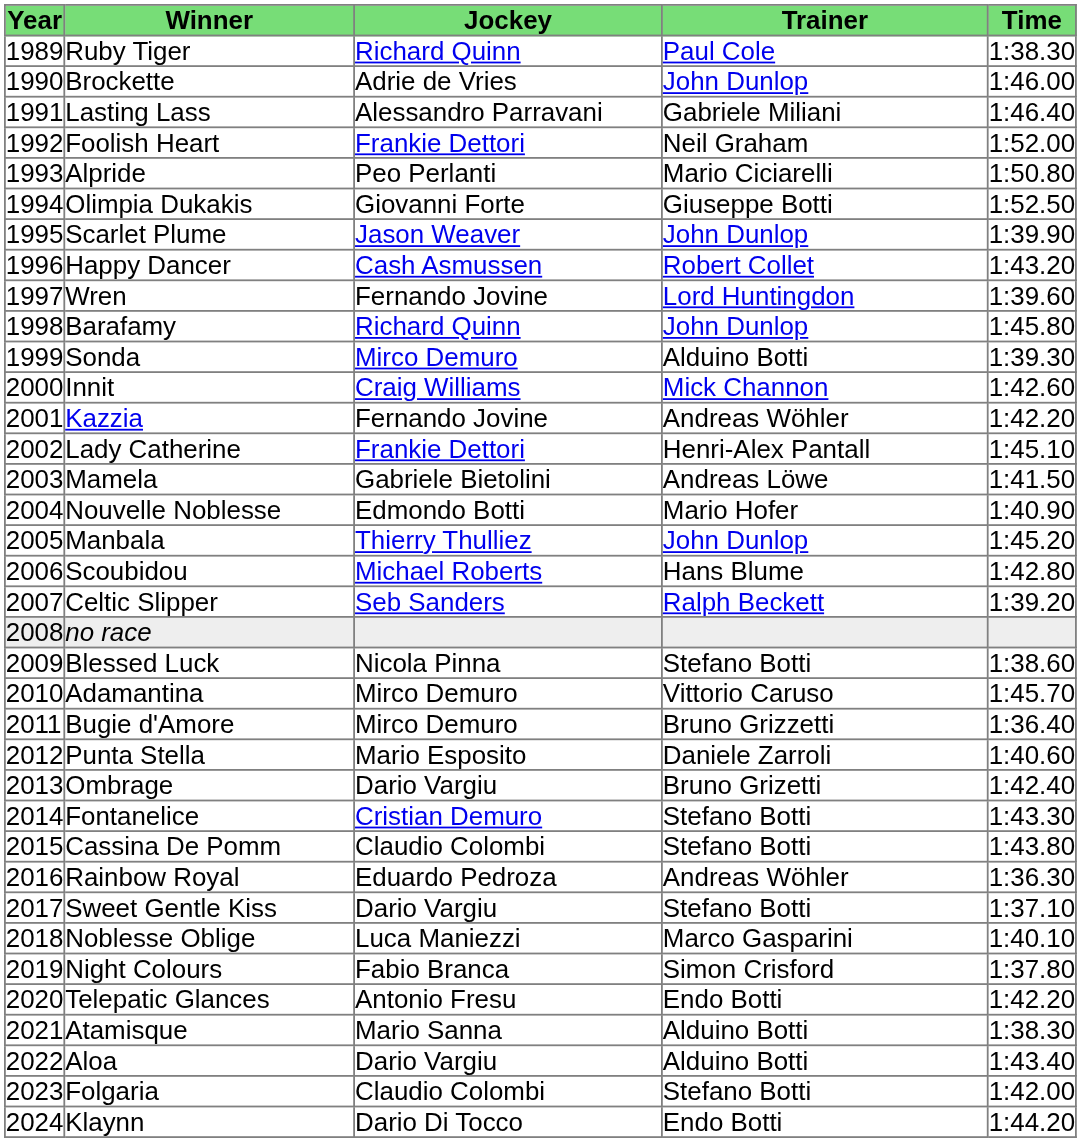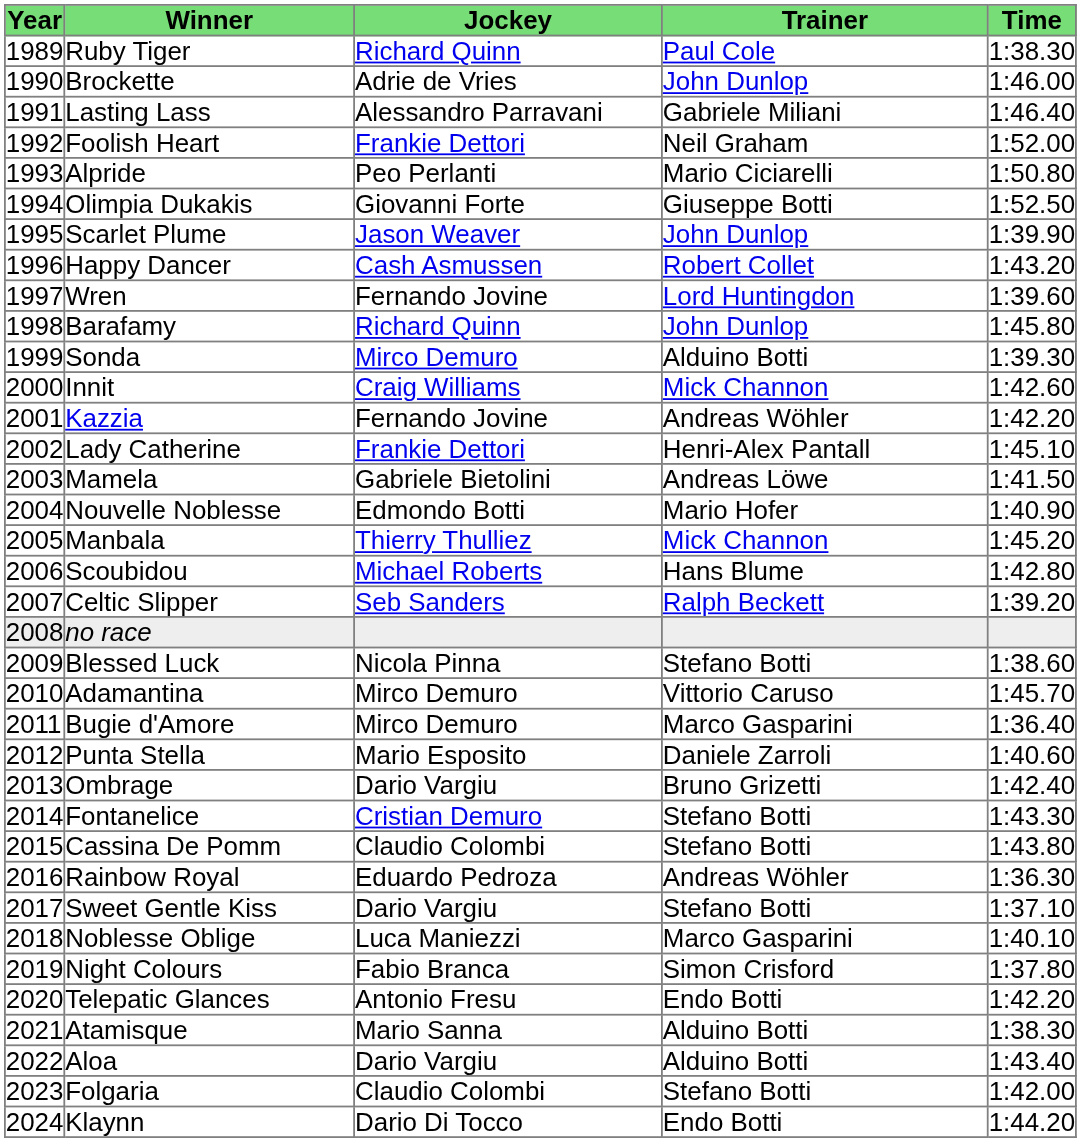(736, 540) John Dunlop -> (746, 540) Mick Channon
(748, 724) Bruno Grizzetti -> (758, 724) Marco Gasparini
